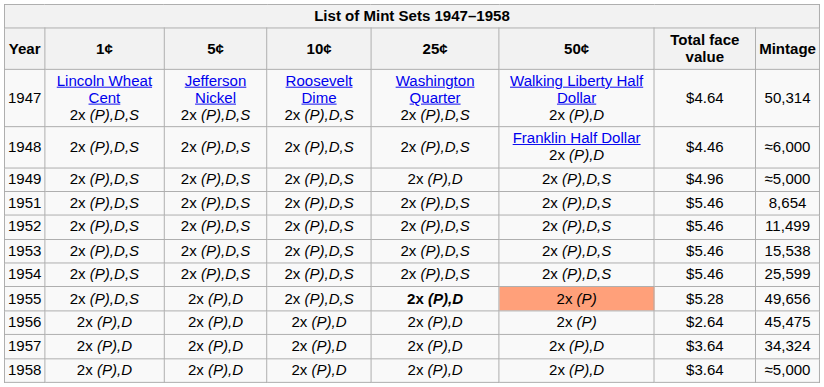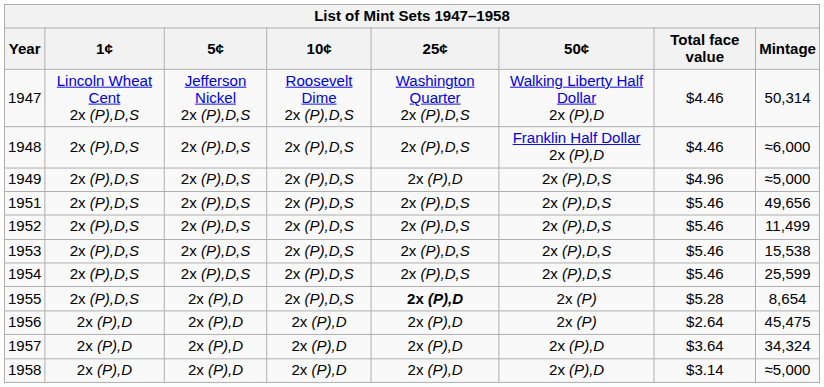(705, 97) $4.64 -> (705, 97) $4.46
(788, 203) 8,654 -> (788, 203) 49,656
(577, 298) lightsalmon background -> (577, 298) no background
(788, 298) 49,656 -> (788, 298) 8,654
(705, 370) $3.64 -> (705, 370) $3.14
